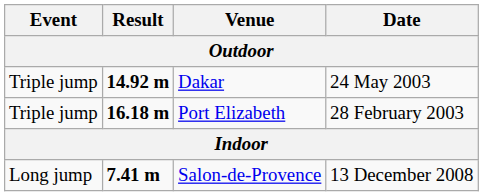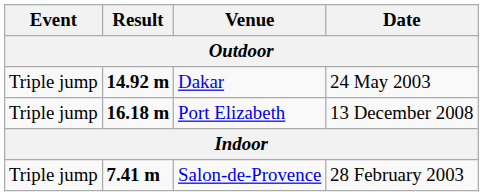(397, 113) 28 February 2003 -> (402, 113) 13 December 2008
(51, 175) Long jump -> (53, 175) Triple jump
(402, 175) 13 December 2008 -> (397, 175) 28 February 2003
